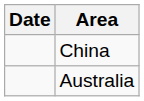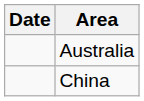rows swapped: (85, 50) <-> (97, 80)
